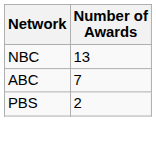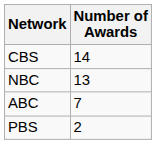+ row: (23, 56)
